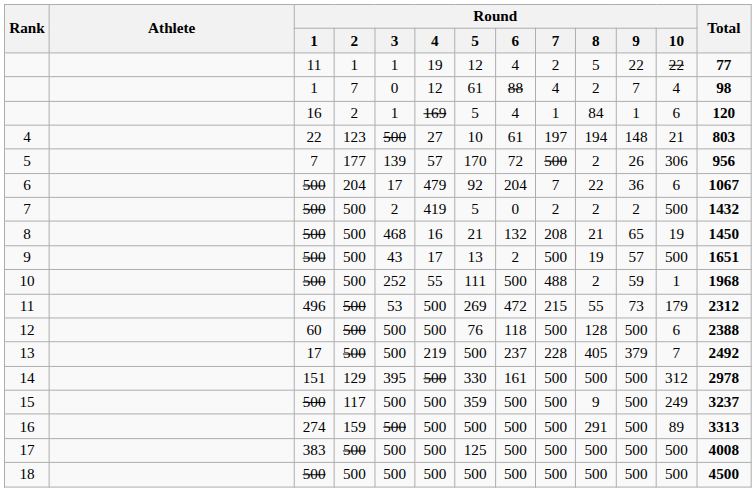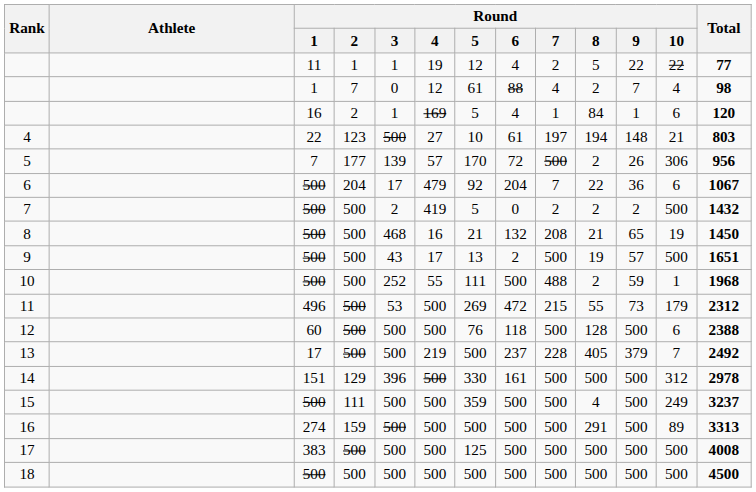(395, 378) 395 -> (395, 378) 396
(354, 402) 117 -> (354, 402) 111
(596, 402) 9 -> (596, 402) 4
